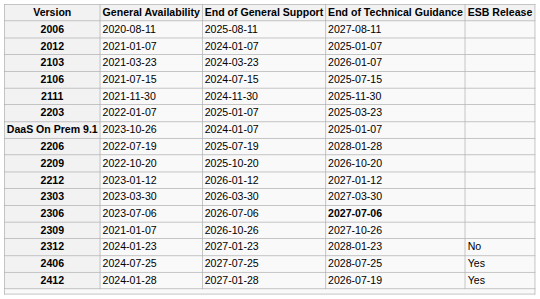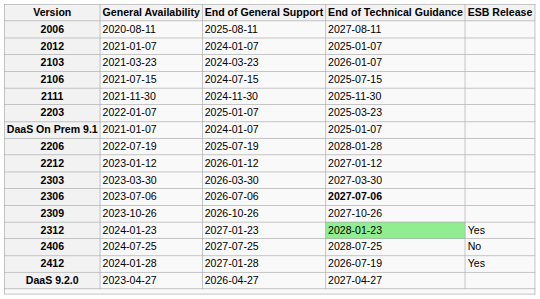(130, 130) 2023-10-26 -> (130, 130) 2021-01-07
- row: (52, 163)
(130, 230) 2021-01-07 -> (130, 213) 2023-10-26
(355, 247) no background -> (355, 230) lightgreen background
(474, 247) No -> (476, 230) Yes
(476, 264) Yes -> (474, 247) No
+ row: (52, 280)
